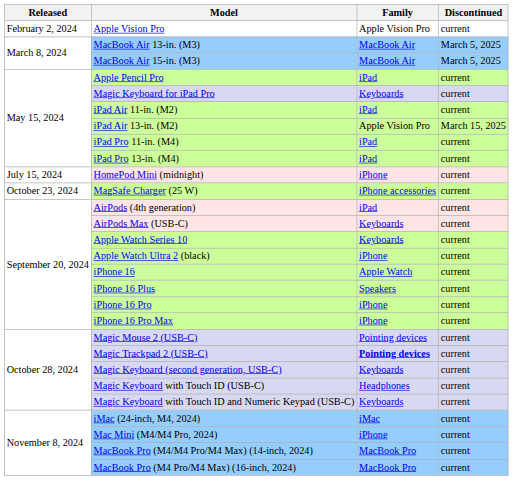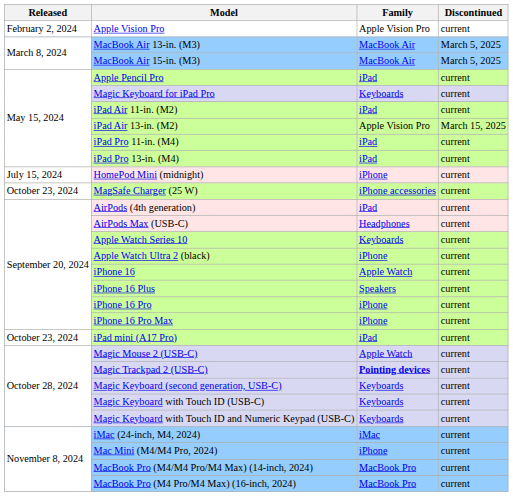(381, 223) Keyboards -> (384, 223) Headphones
+ row: (135, 337)
(393, 337) Pointing devices -> (386, 353) Apple Watch
(384, 386) Headphones -> (381, 402) Keyboards
